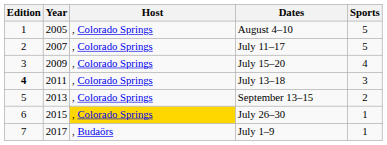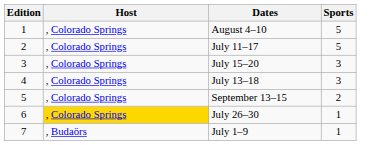- column: (56, 13)
(365, 64) 4 -> (338, 64) 3
(24, 81) bold -> (24, 81) normal
